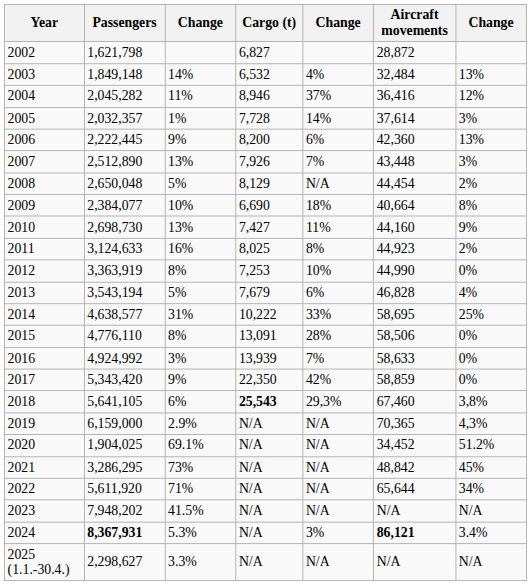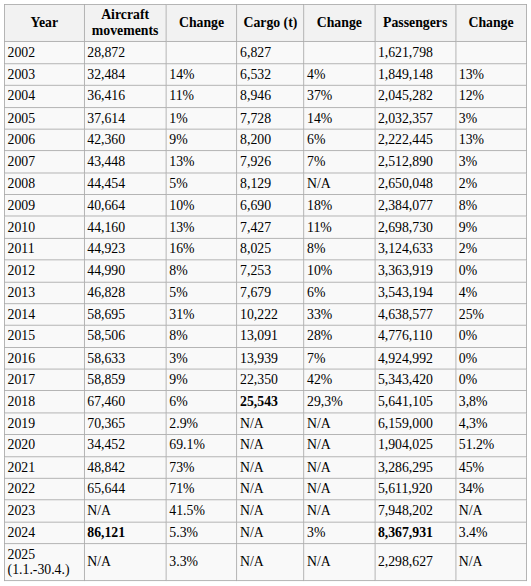columns swapped: (125, 23) <-> (415, 23)
